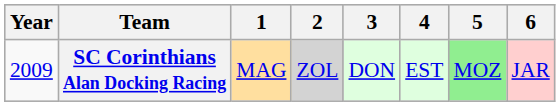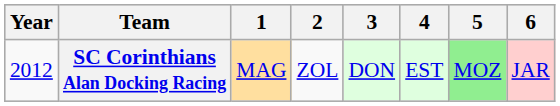(31, 69) 2009 -> (31, 69) 2012
(317, 69) lightgrey background -> (317, 69) no background
